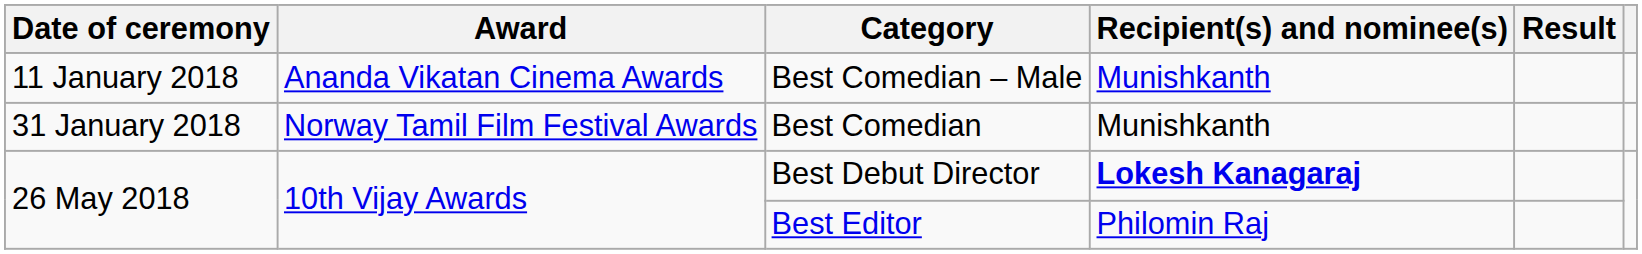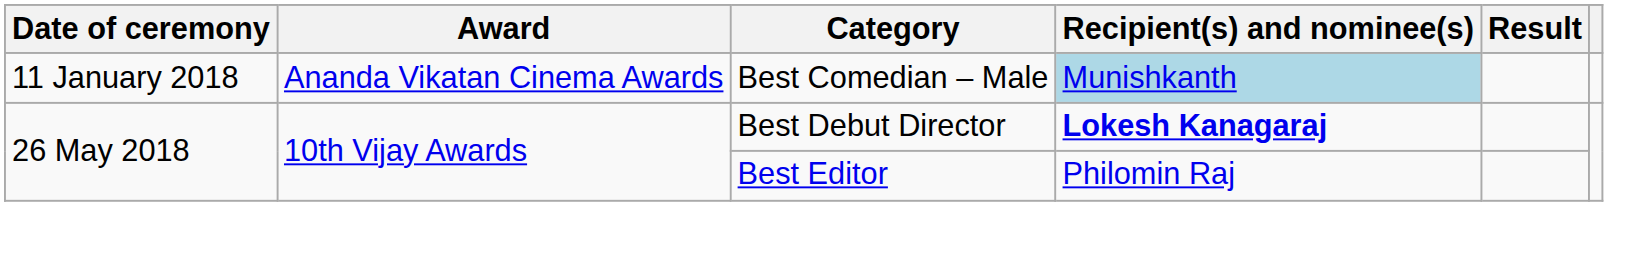(1184, 77) no background -> (1150, 77) lightblue background
- row: (877, 126)
